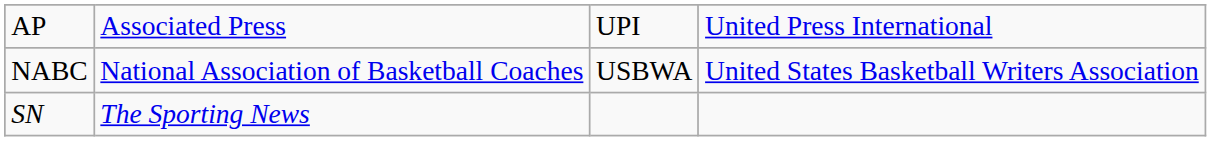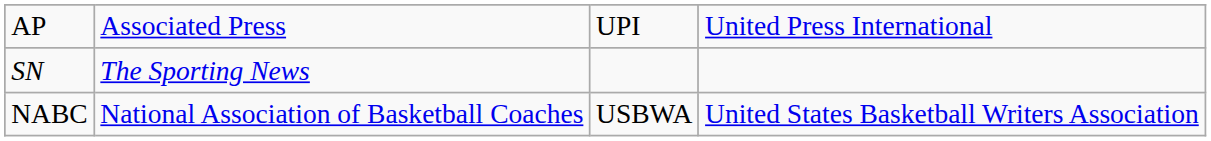rows swapped: (49, 69) <-> (27, 113)
